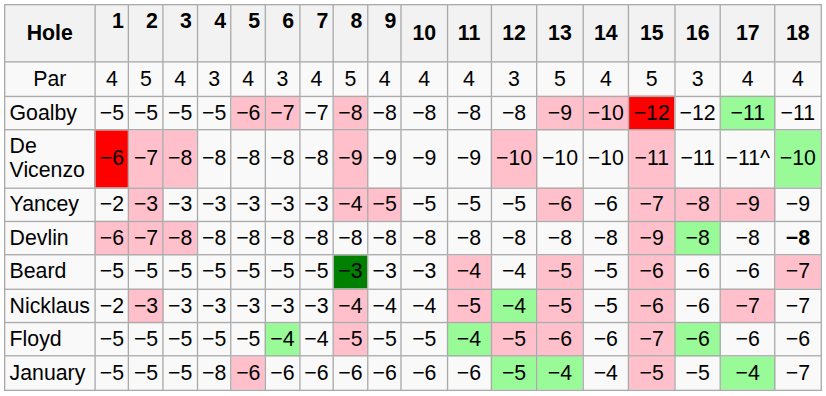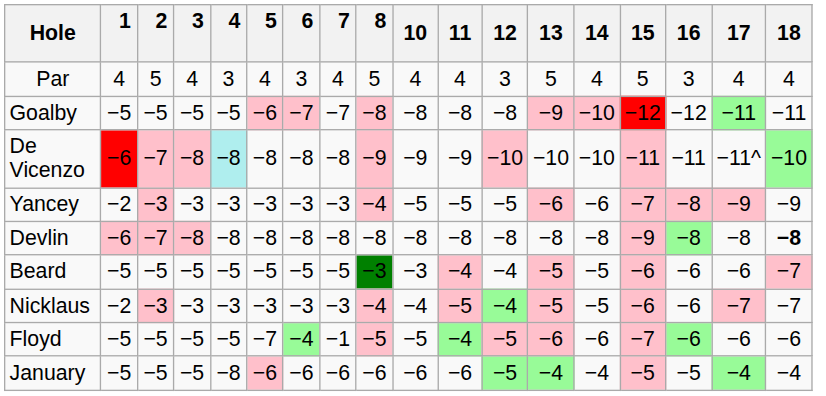- column: (385, 33)
(214, 158) no background -> (229, 158) paleturquoise background
(248, 339) −5 -> (265, 339) −7
(316, 339) −4 -> (338, 339) −1
(798, 372) −7 -> (789, 372) −4
